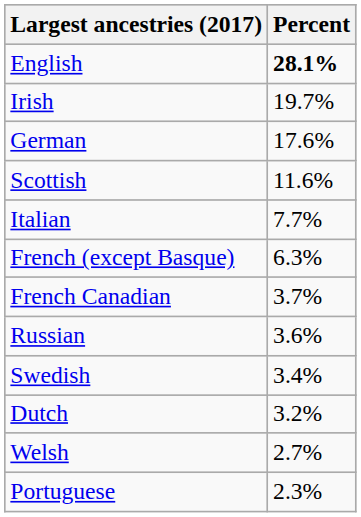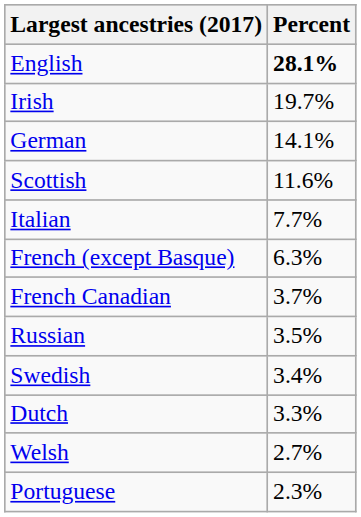(304, 141) 17.6% -> (304, 141) 14.1%
(298, 335) 3.6% -> (298, 335) 3.5%
(298, 413) 3.2% -> (298, 413) 3.3%
